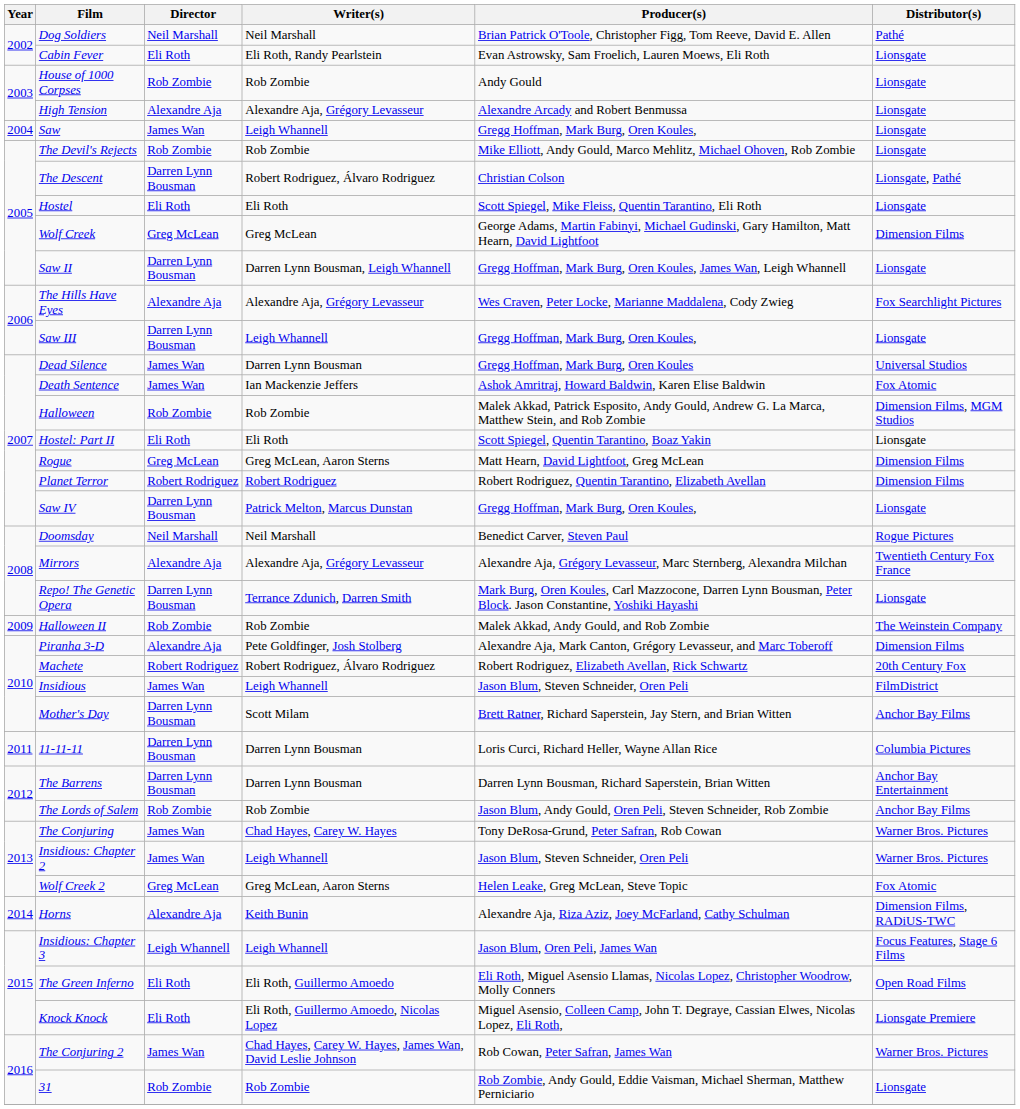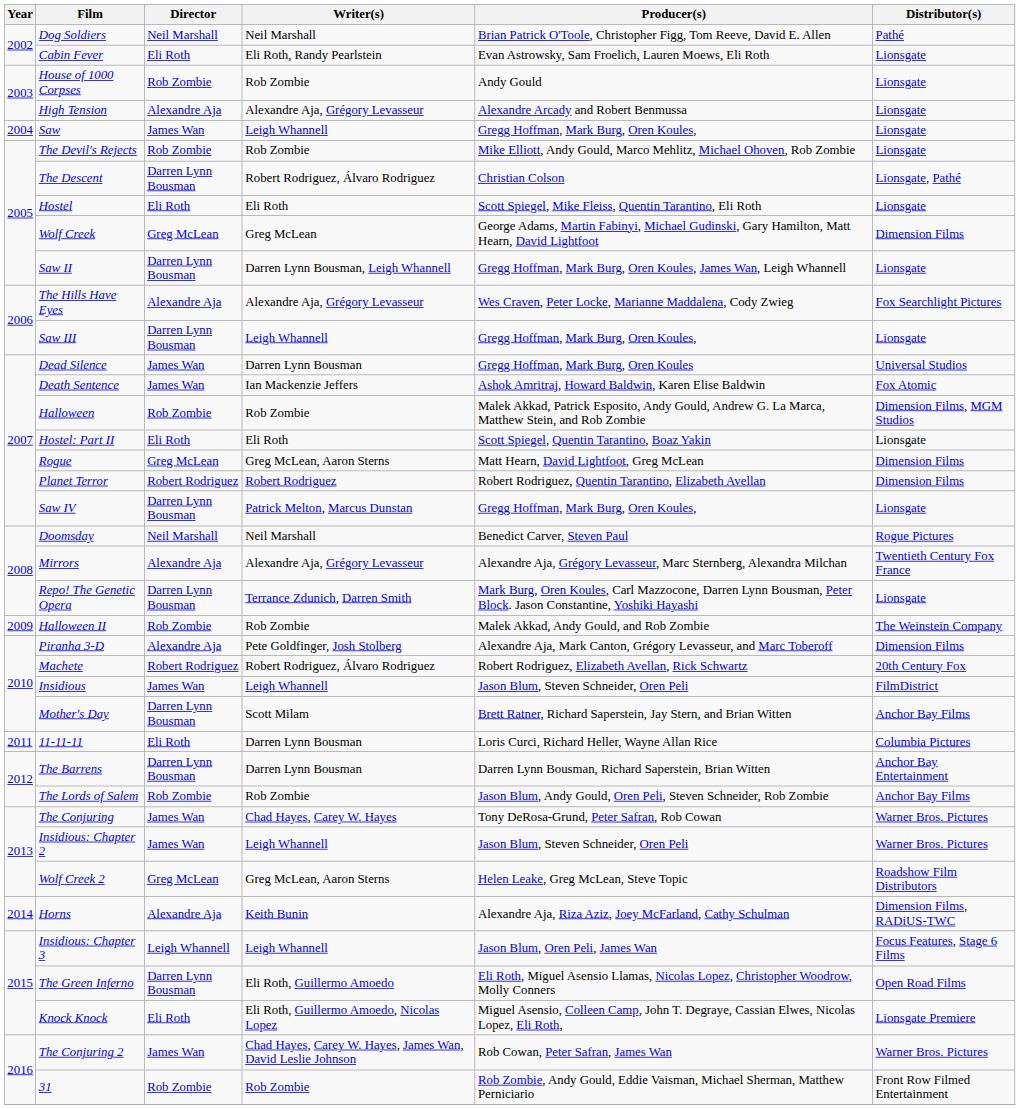(180, 748) Darren Lynn Bousman -> (169, 741) Eli Roth
(906, 886) Fox Atomic -> (916, 878) Roadshow Film Distributors
(169, 983) Eli Roth -> (180, 983) Darren Lynn Bousman
(901, 1087) Lionsgate -> (923, 1087) Front Row Filmed Entertainment
